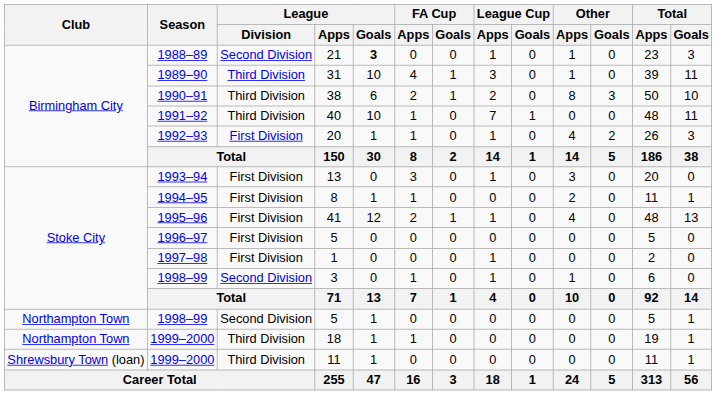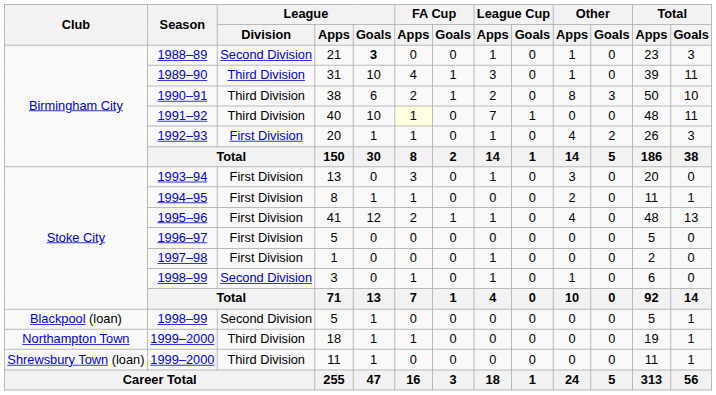(413, 116) no background -> (413, 116) lightyellow background
(76, 319) Northampton Town -> (76, 319) Blackpool (loan)
